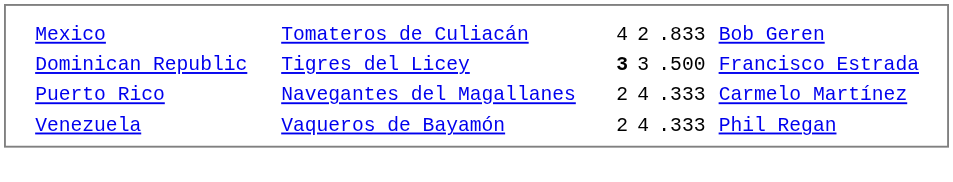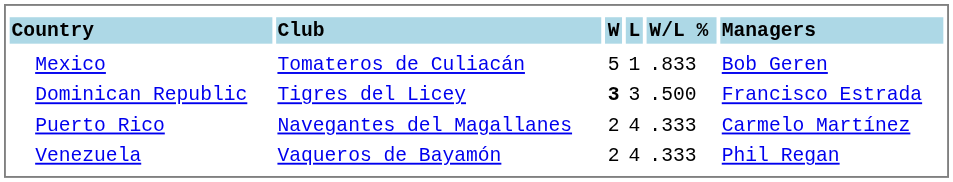+ row: (53, 30)
(622, 34) 4 -> (614, 64) 5
(643, 34) 2 -> (634, 64) 1
